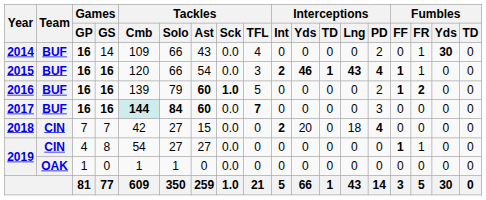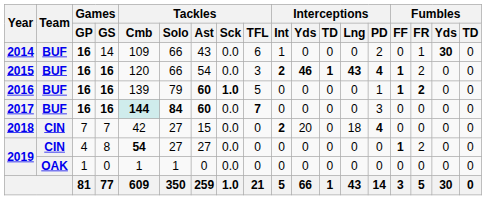(258, 52) 4 -> (258, 52) 6
(281, 52) 0 -> (281, 52) 1
(421, 71) 1 -> (421, 71) 2
(379, 90) 2 -> (379, 90) 1
(139, 147) normal -> (139, 147) bold
(421, 147) 1 -> (421, 147) 2
